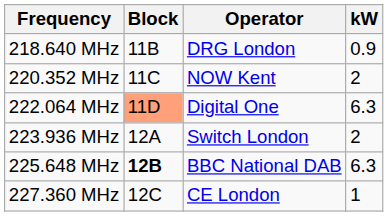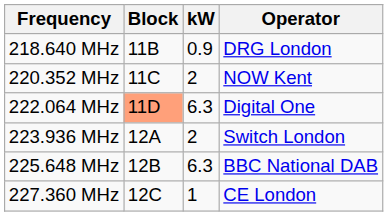columns swapped: (364, 19) <-> (264, 19)
(145, 166) bold -> (144, 166) normal
